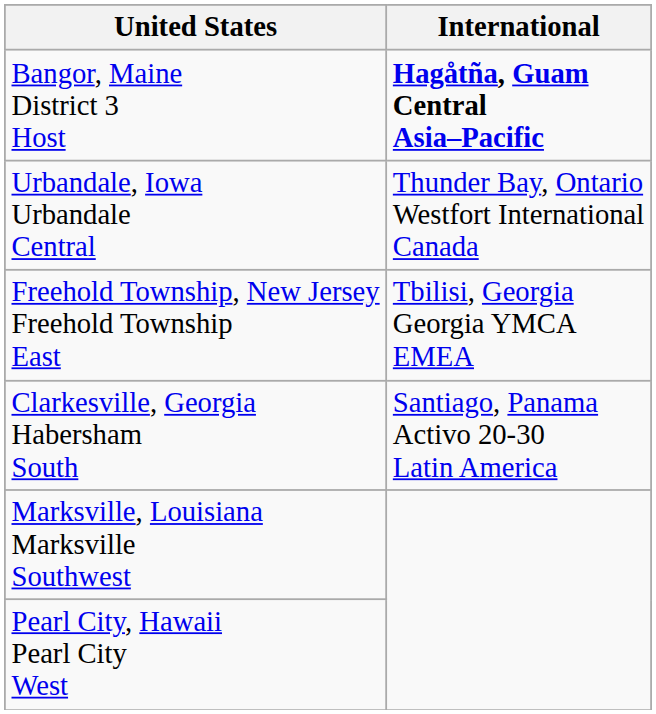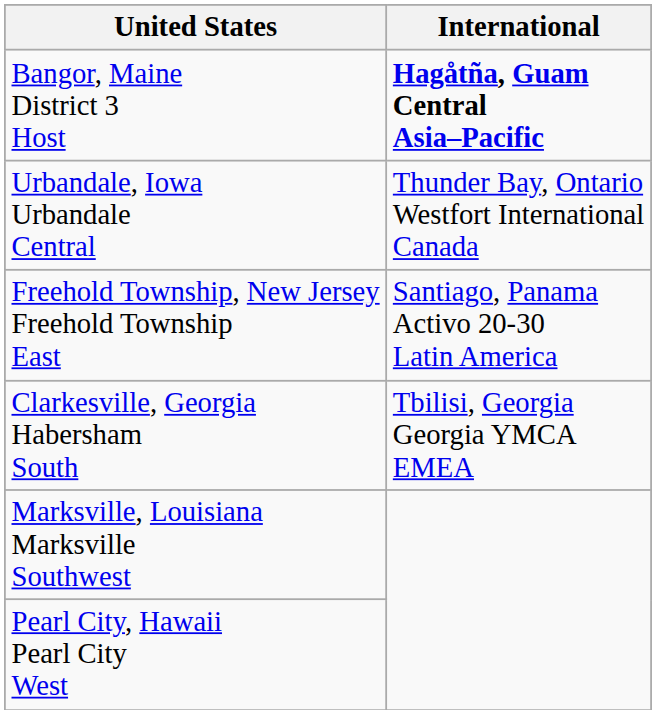(485, 324) Tbilisi, Georgia Georgia YMCA EMEA -> (495, 324) Santiago, Panama Activo 20-30 Latin America
(495, 434) Santiago, Panama Activo 20-30 Latin America -> (485, 434) Tbilisi, Georgia Georgia YMCA EMEA
